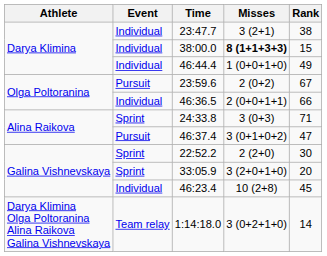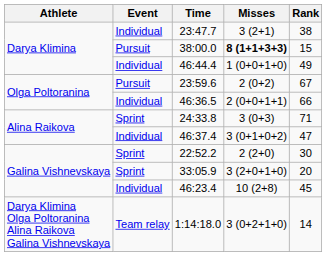(139, 49) Individual -> (133, 49) Pursuit
(133, 136) Pursuit -> (139, 136) Individual
